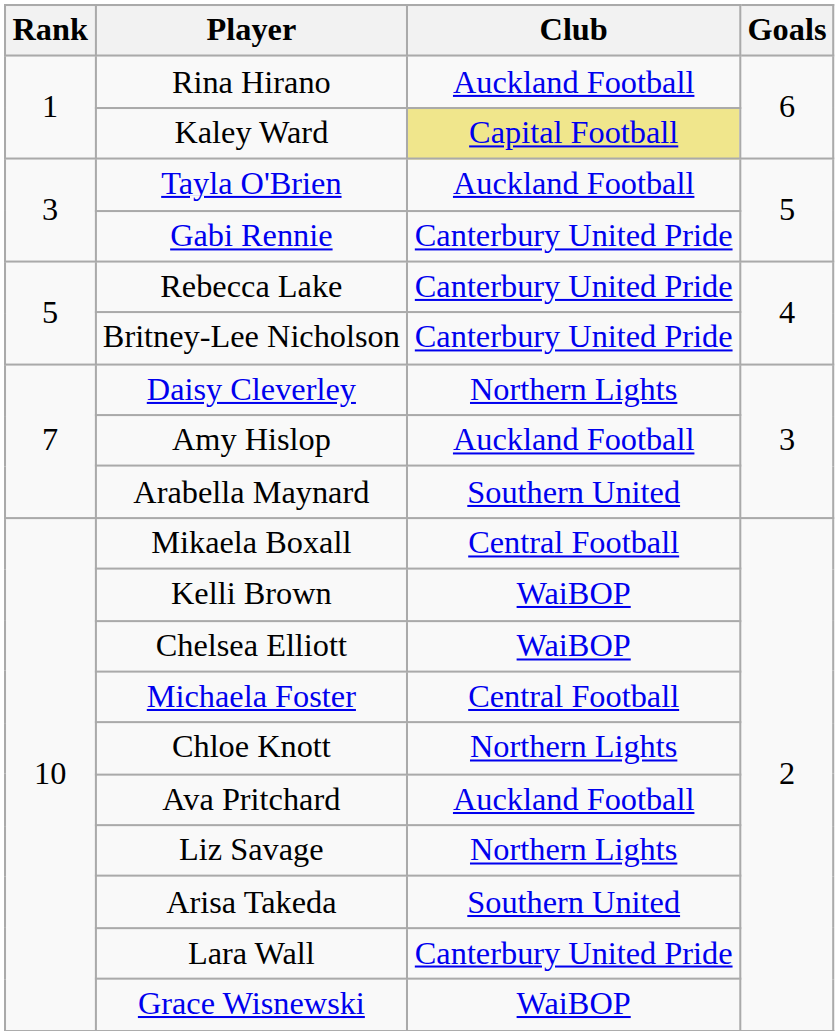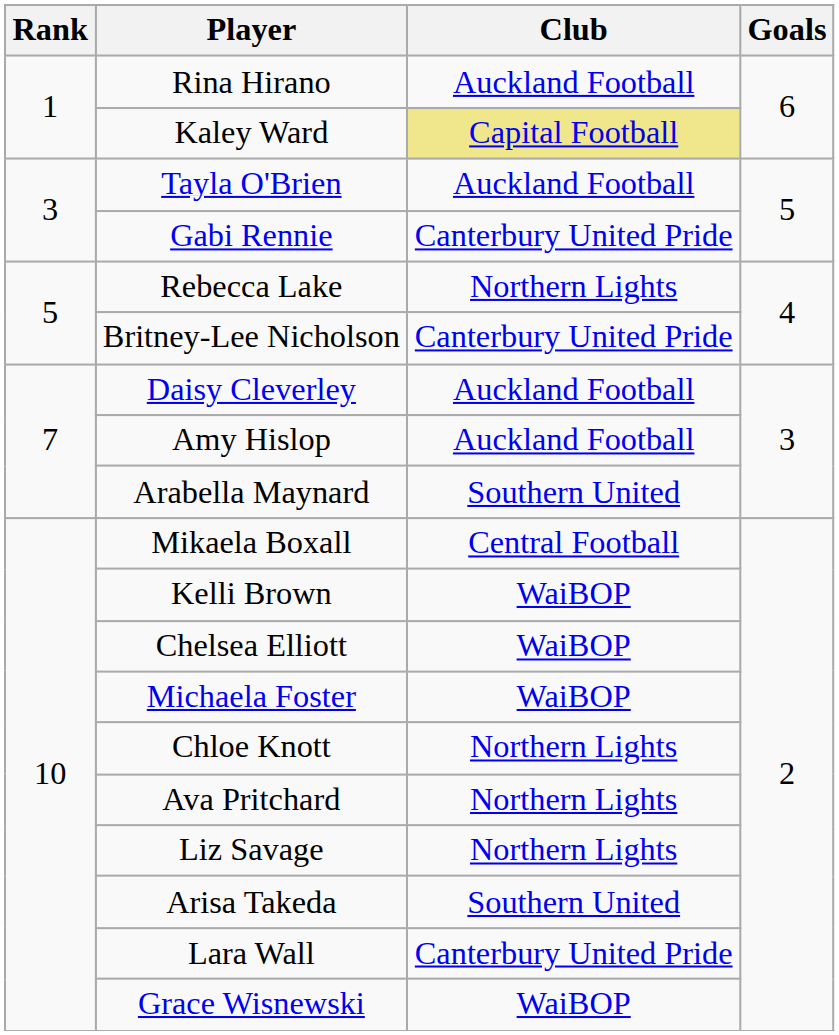(574, 286) Canterbury United Pride -> (574, 286) Northern Lights
(574, 388) Northern Lights -> (574, 388) Auckland Football
(574, 696) Central Football -> (574, 696) WaiBOP
(574, 798) Auckland Football -> (574, 798) Northern Lights
